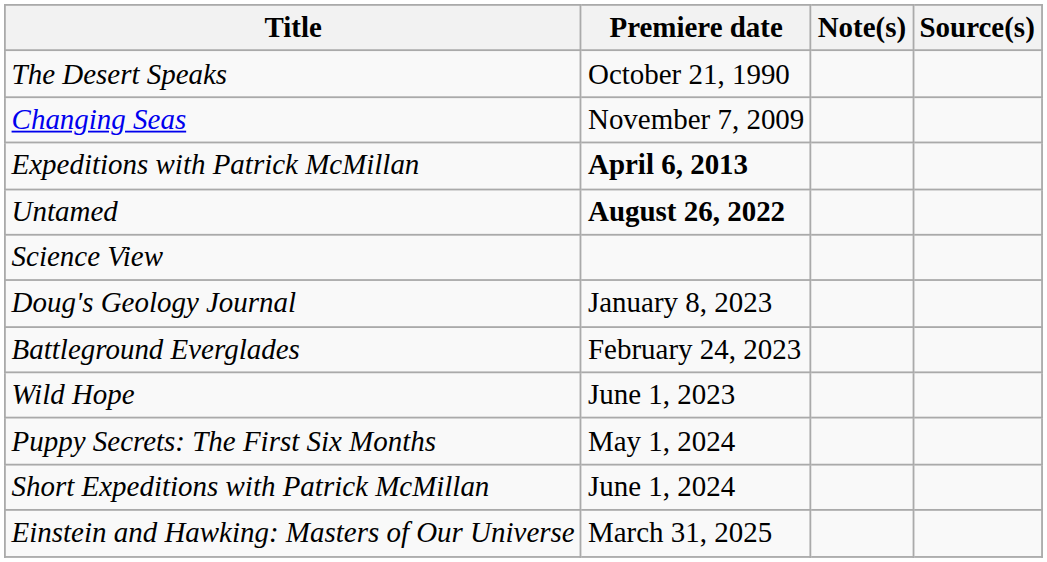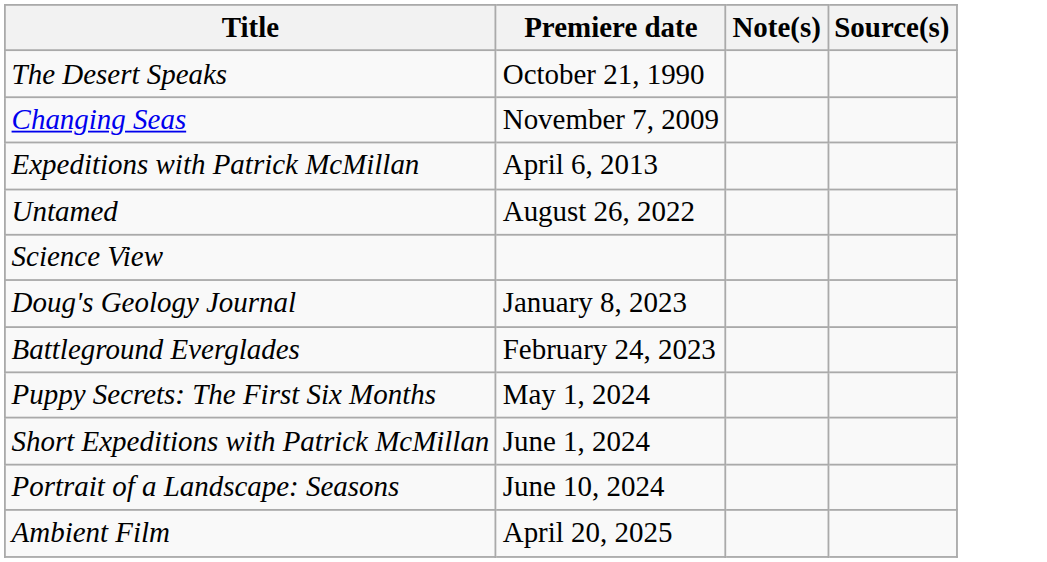(668, 165) bold -> (580, 165) normal
(687, 211) bold -> (599, 211) normal
- row: (73, 394)
+ row: (205, 486)
- row: (293, 532)
+ row: (91, 532)
